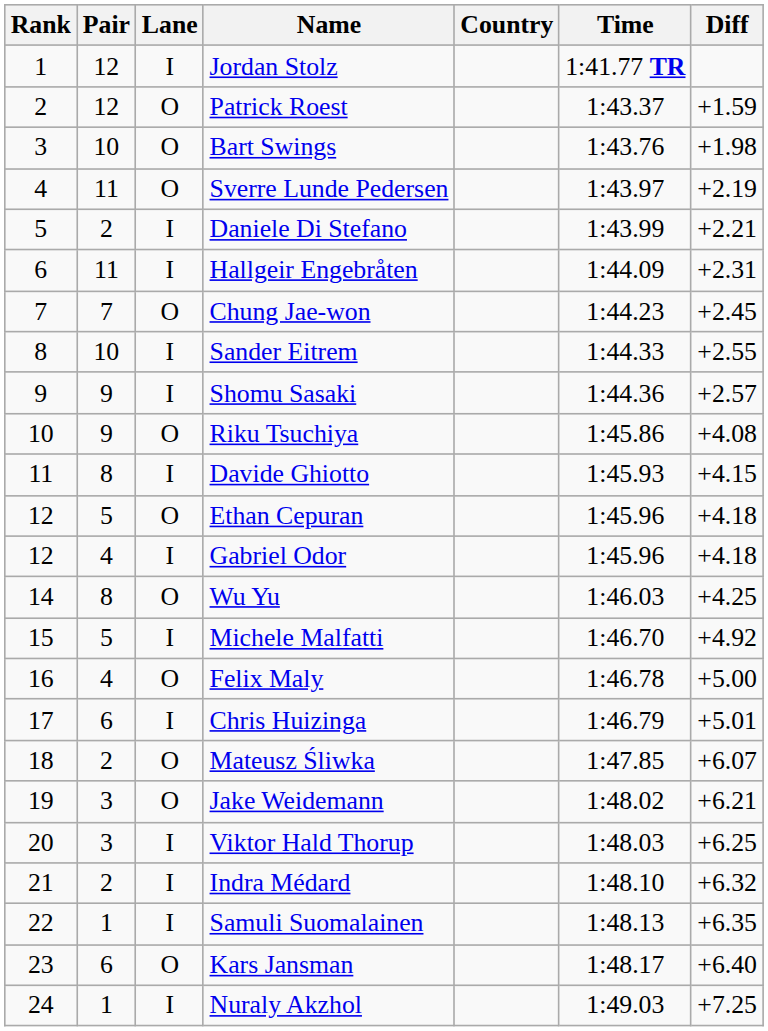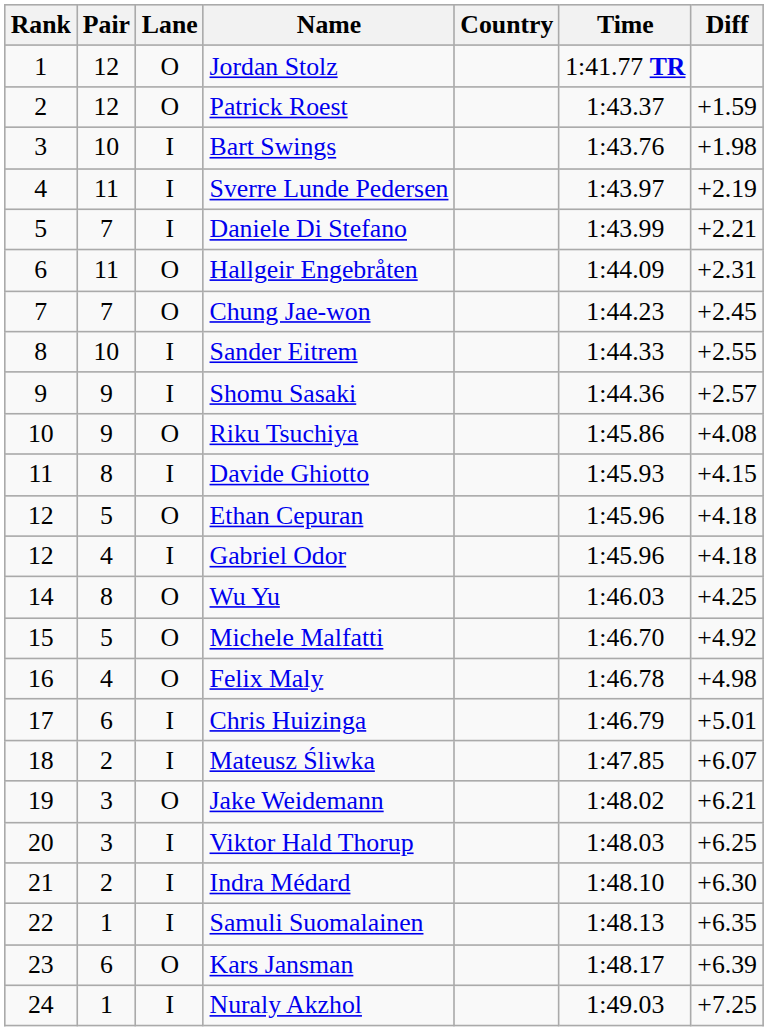(170, 65) I -> (170, 65) O
(170, 147) O -> (170, 147) I
(170, 188) O -> (170, 188) I
(106, 229) 2 -> (106, 229) 7
(170, 270) I -> (170, 270) O
(170, 637) I -> (170, 637) O
(727, 678) +5.00 -> (727, 678) +4.98
(170, 760) O -> (170, 760) I
(727, 882) +6.32 -> (727, 882) +6.30
(727, 964) +6.40 -> (727, 964) +6.39
